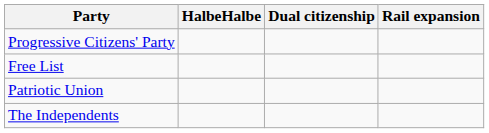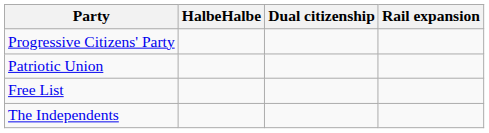rows swapped: (56, 90) <-> (36, 66)
